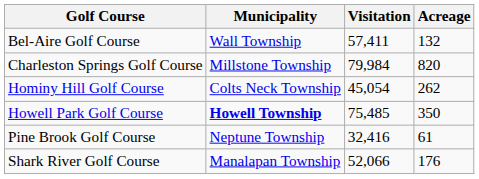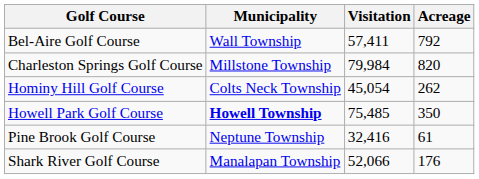(429, 40) 132 -> (429, 40) 792
